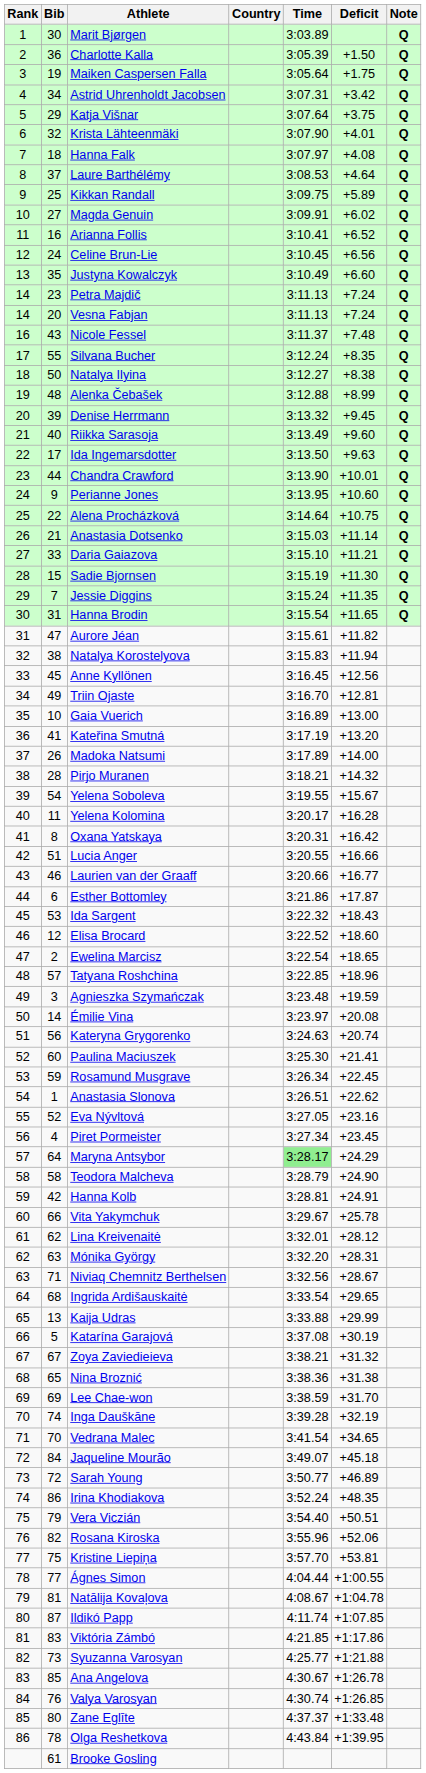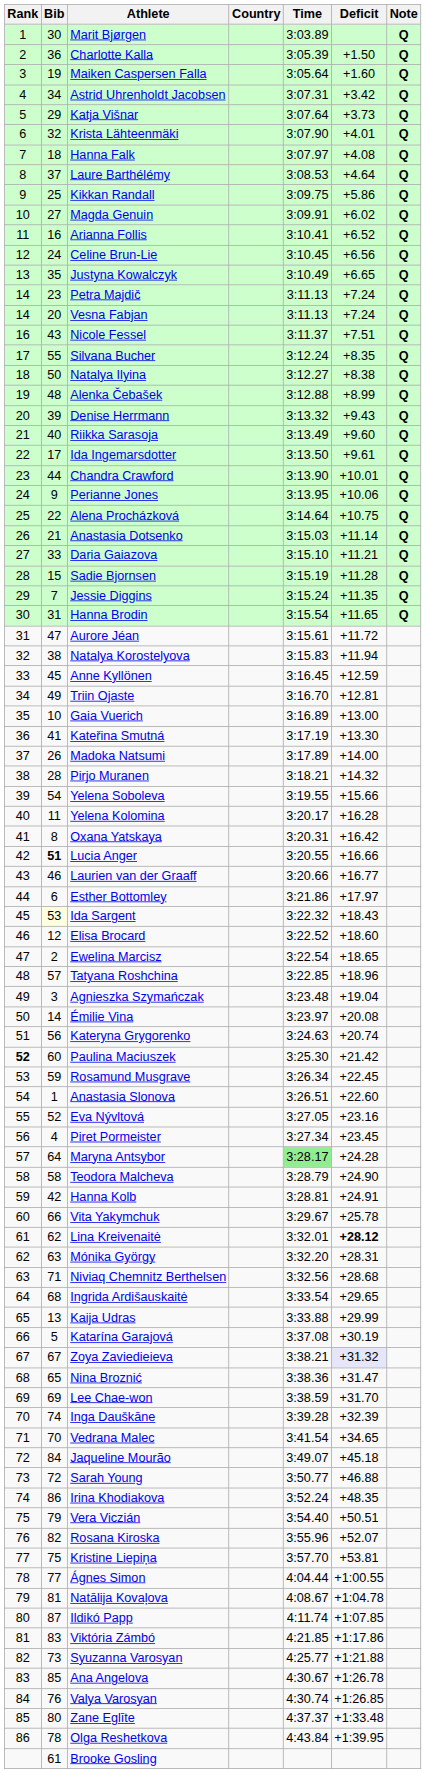(359, 74) +1.75 -> (359, 74) +1.60
(359, 114) +3.75 -> (359, 114) +3.73
(359, 194) +5.89 -> (359, 194) +5.86
(359, 275) +6.60 -> (359, 275) +6.65
(359, 335) +7.48 -> (359, 335) +7.51
(359, 415) +9.45 -> (359, 415) +9.43
(359, 455) +9.63 -> (359, 455) +9.61
(359, 495) +10.60 -> (359, 495) +10.06
(359, 575) +11.30 -> (359, 575) +11.28
(359, 635) +11.82 -> (359, 635) +11.72
(359, 676) +12.56 -> (359, 676) +12.59
(359, 736) +13.20 -> (359, 736) +13.30
(359, 796) +15.67 -> (359, 796) +15.66
(54, 856) normal -> (54, 856) bold
(359, 896) +17.87 -> (359, 896) +17.97
(54, 916) no background -> (54, 916) lightyellow background
(359, 996) +19.59 -> (359, 996) +19.04
(23, 1056) normal -> (23, 1056) bold
(359, 1056) +21.41 -> (359, 1056) +21.42
(359, 1097) +22.62 -> (359, 1097) +22.60
(359, 1157) +24.29 -> (359, 1157) +24.28
(359, 1237) normal -> (359, 1237) bold
(359, 1277) +28.67 -> (359, 1277) +28.68
(359, 1357) no background -> (359, 1357) lavender background
(359, 1377) +31.38 -> (359, 1377) +31.47
(359, 1417) +32.19 -> (359, 1417) +32.39
(359, 1477) +46.89 -> (359, 1477) +46.88
(359, 1538) +52.06 -> (359, 1538) +52.07
